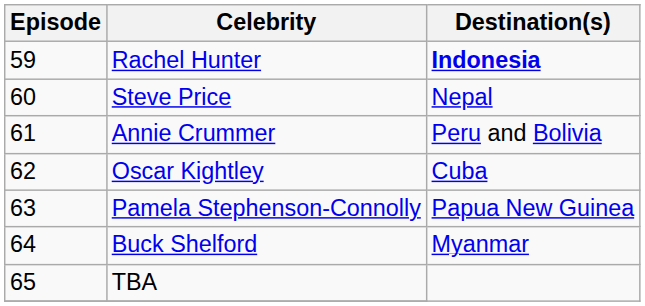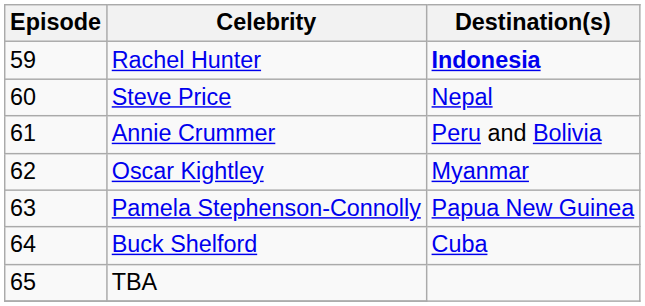(459, 171) Cuba -> (480, 171) Myanmar
(480, 245) Myanmar -> (459, 245) Cuba
